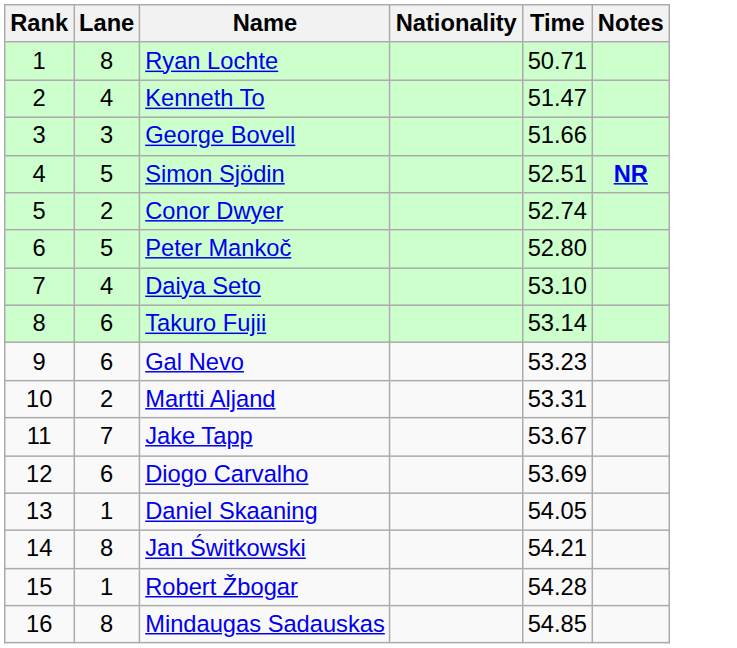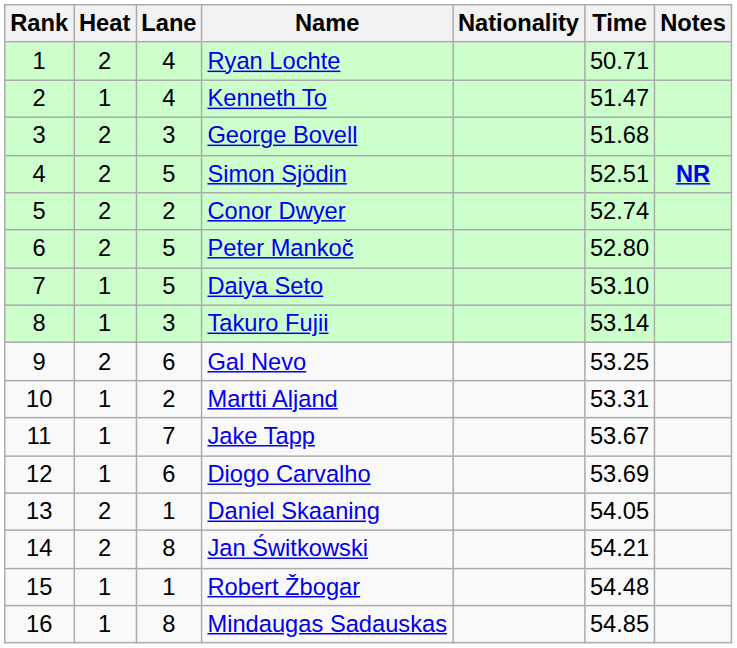+ column: (105, 23)
(107, 60) 8 -> (169, 60) 4
(557, 135) 51.66 -> (620, 135) 51.68
(107, 286) 4 -> (169, 286) 5
(107, 323) 6 -> (169, 323) 3
(557, 361) 53.23 -> (620, 361) 53.25
(557, 586) 54.28 -> (620, 586) 54.48
